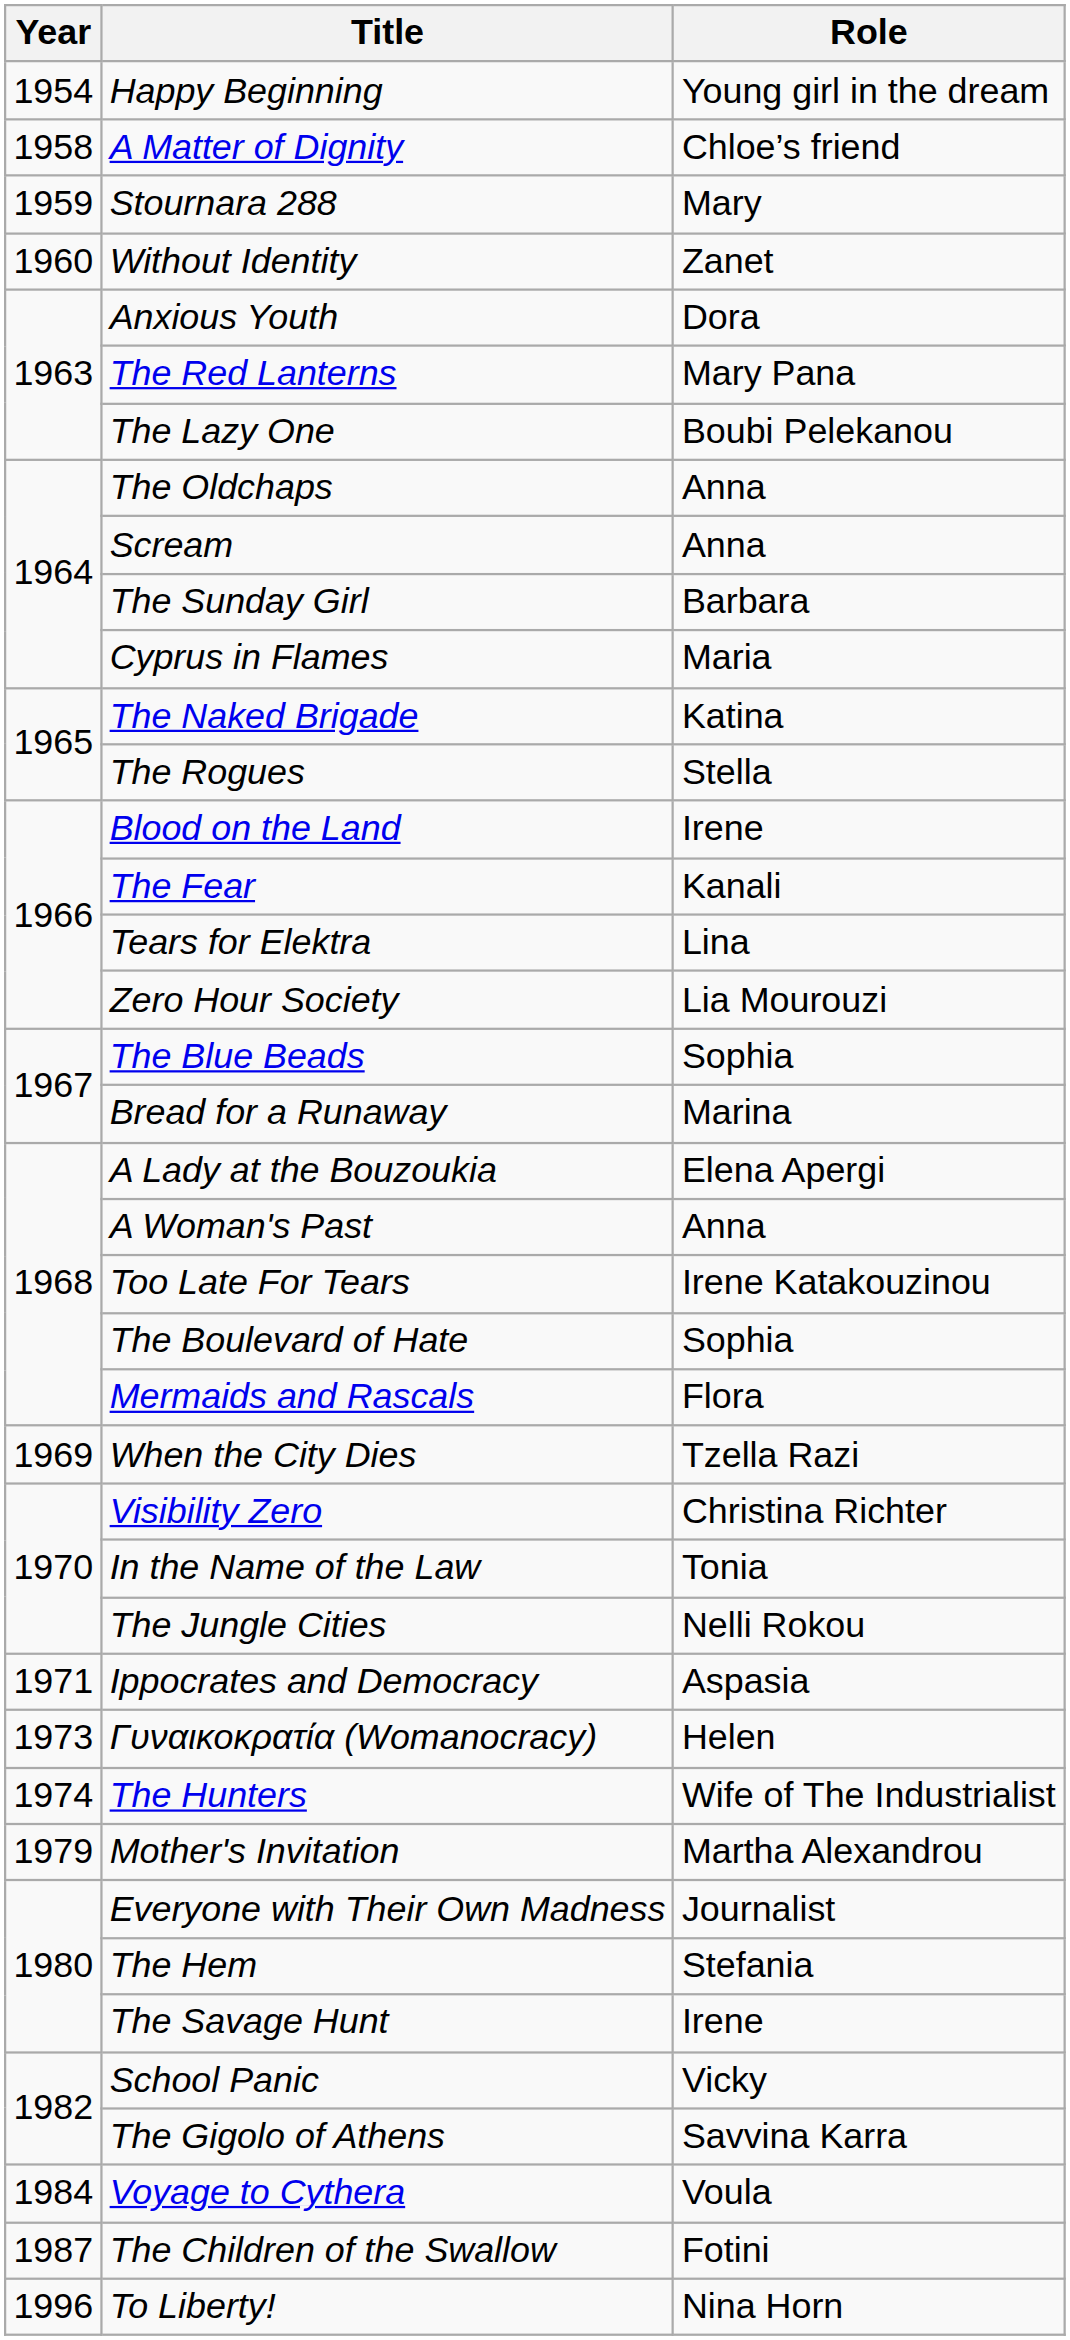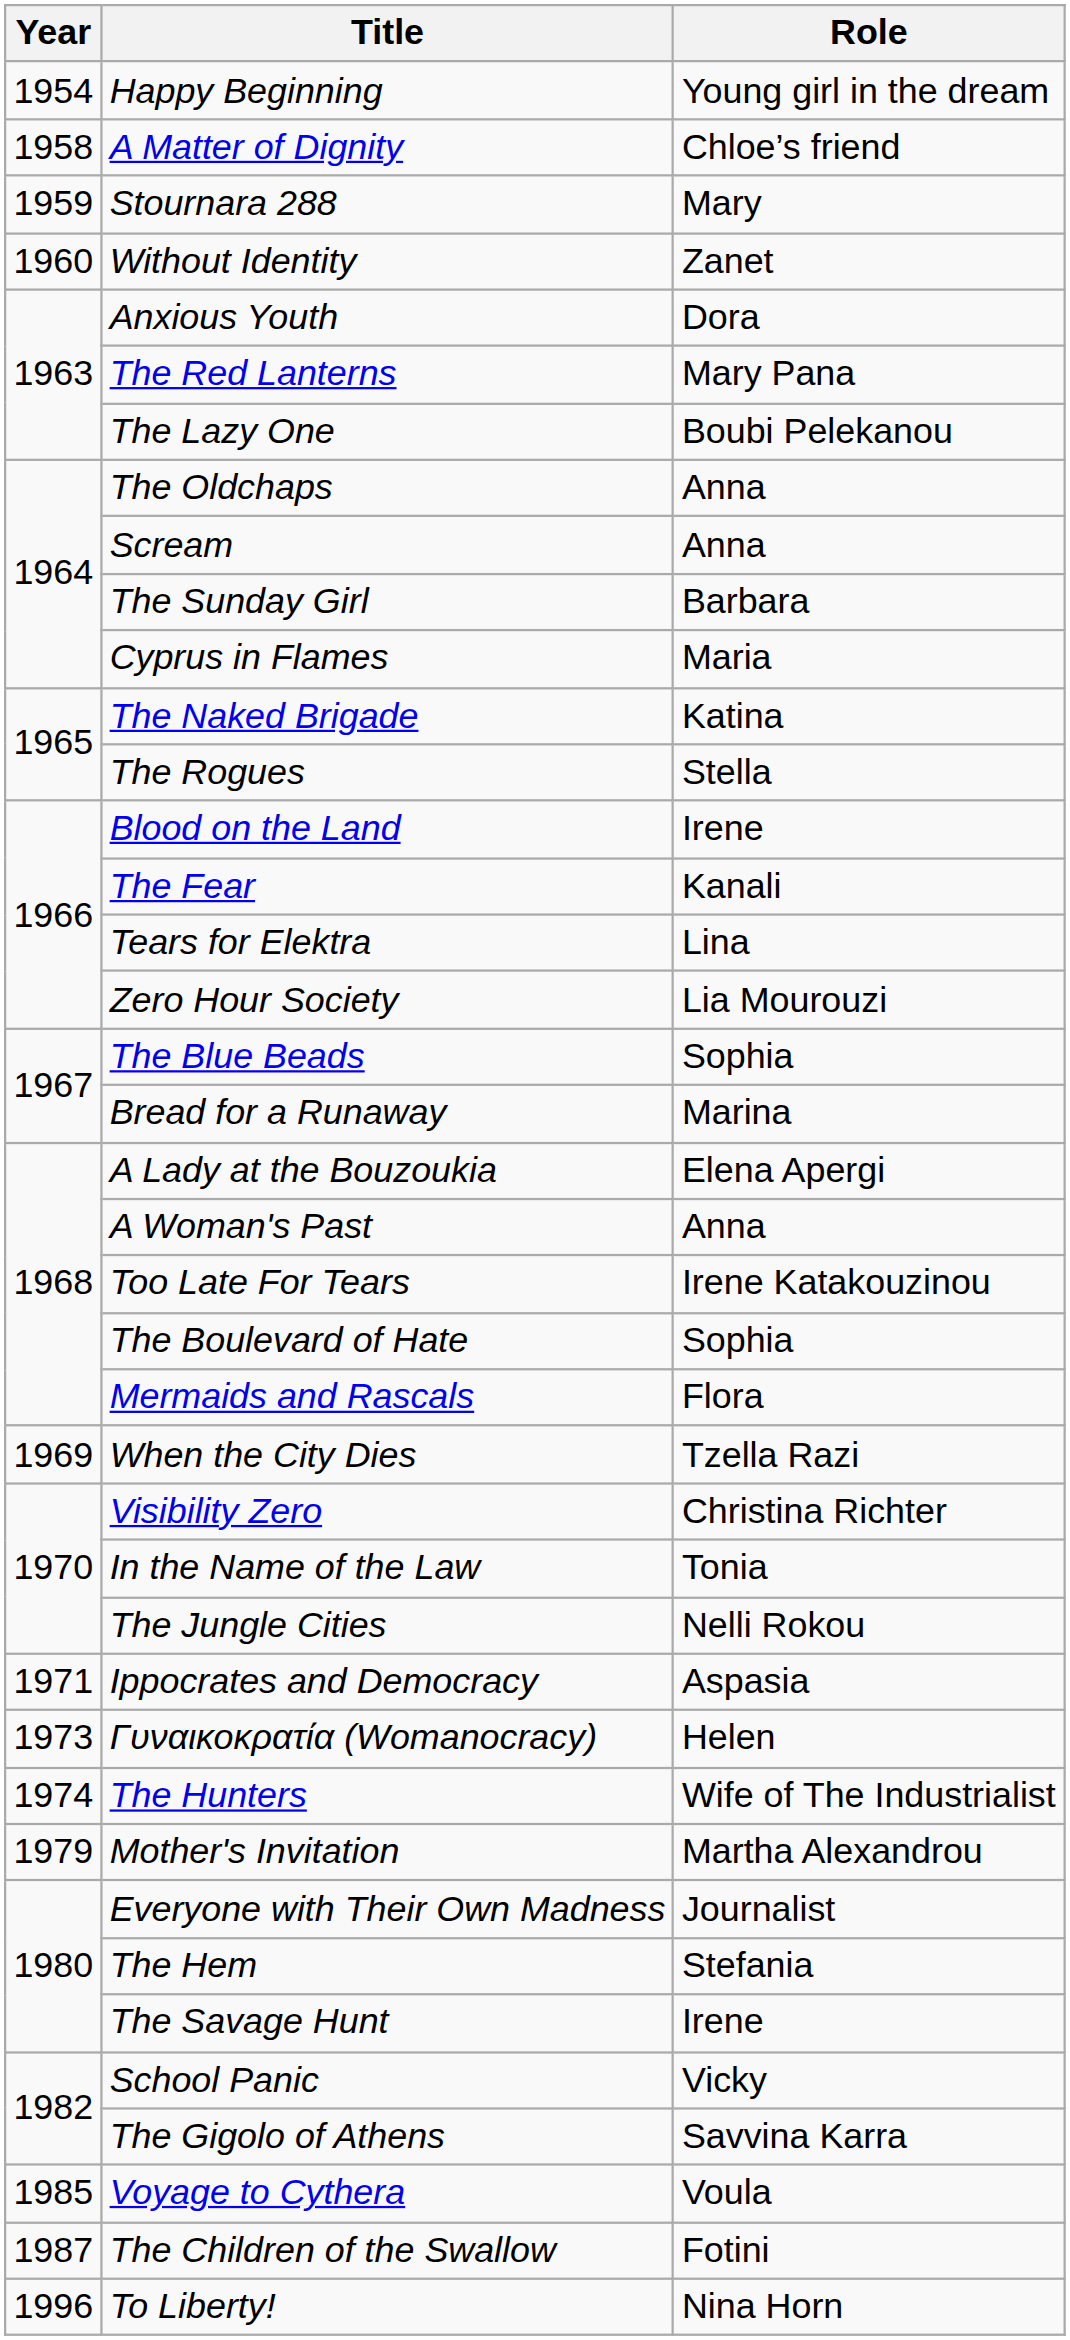(53, 2192) 1984 -> (53, 2192) 1985
